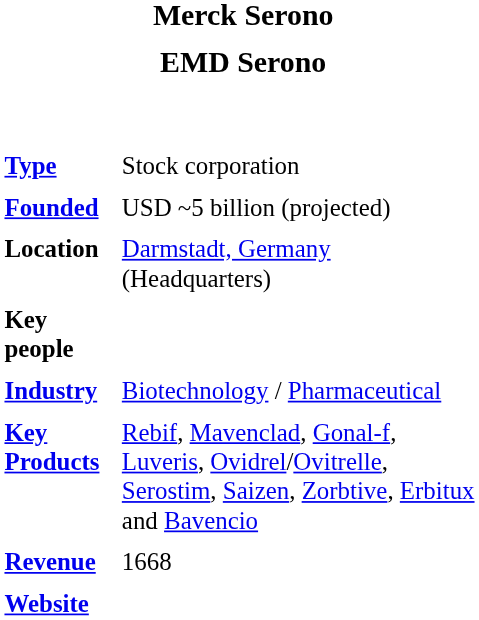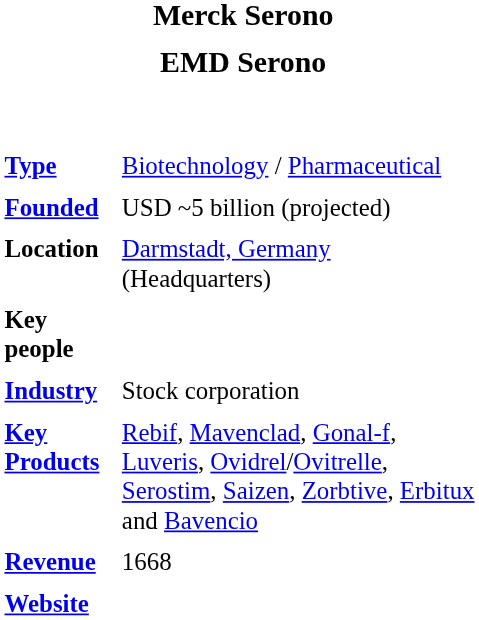(211, 165) Stock corporation -> (282, 165) Biotechnology / Pharmaceutical
(282, 390) Biotechnology / Pharmaceutical -> (211, 390) Stock corporation
